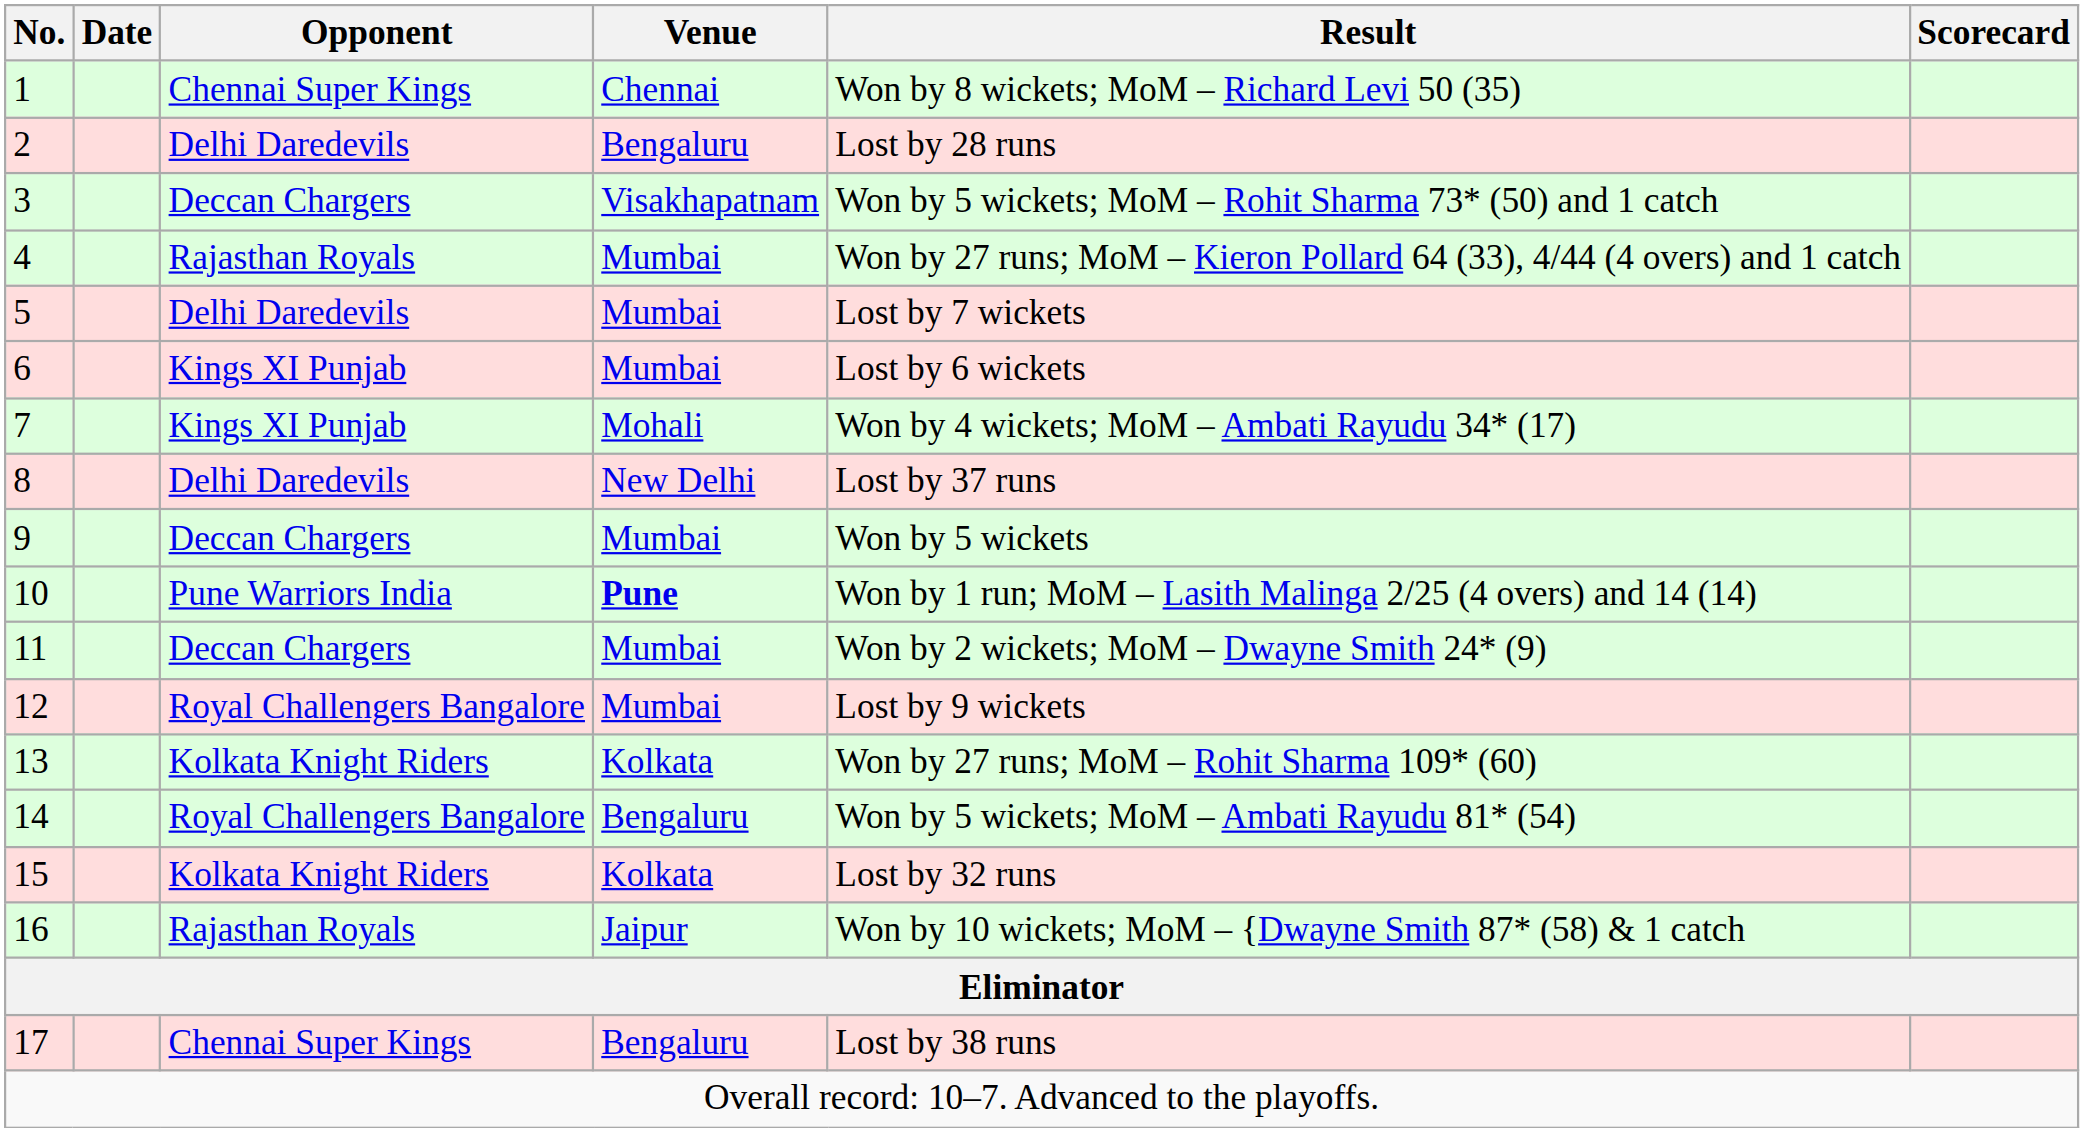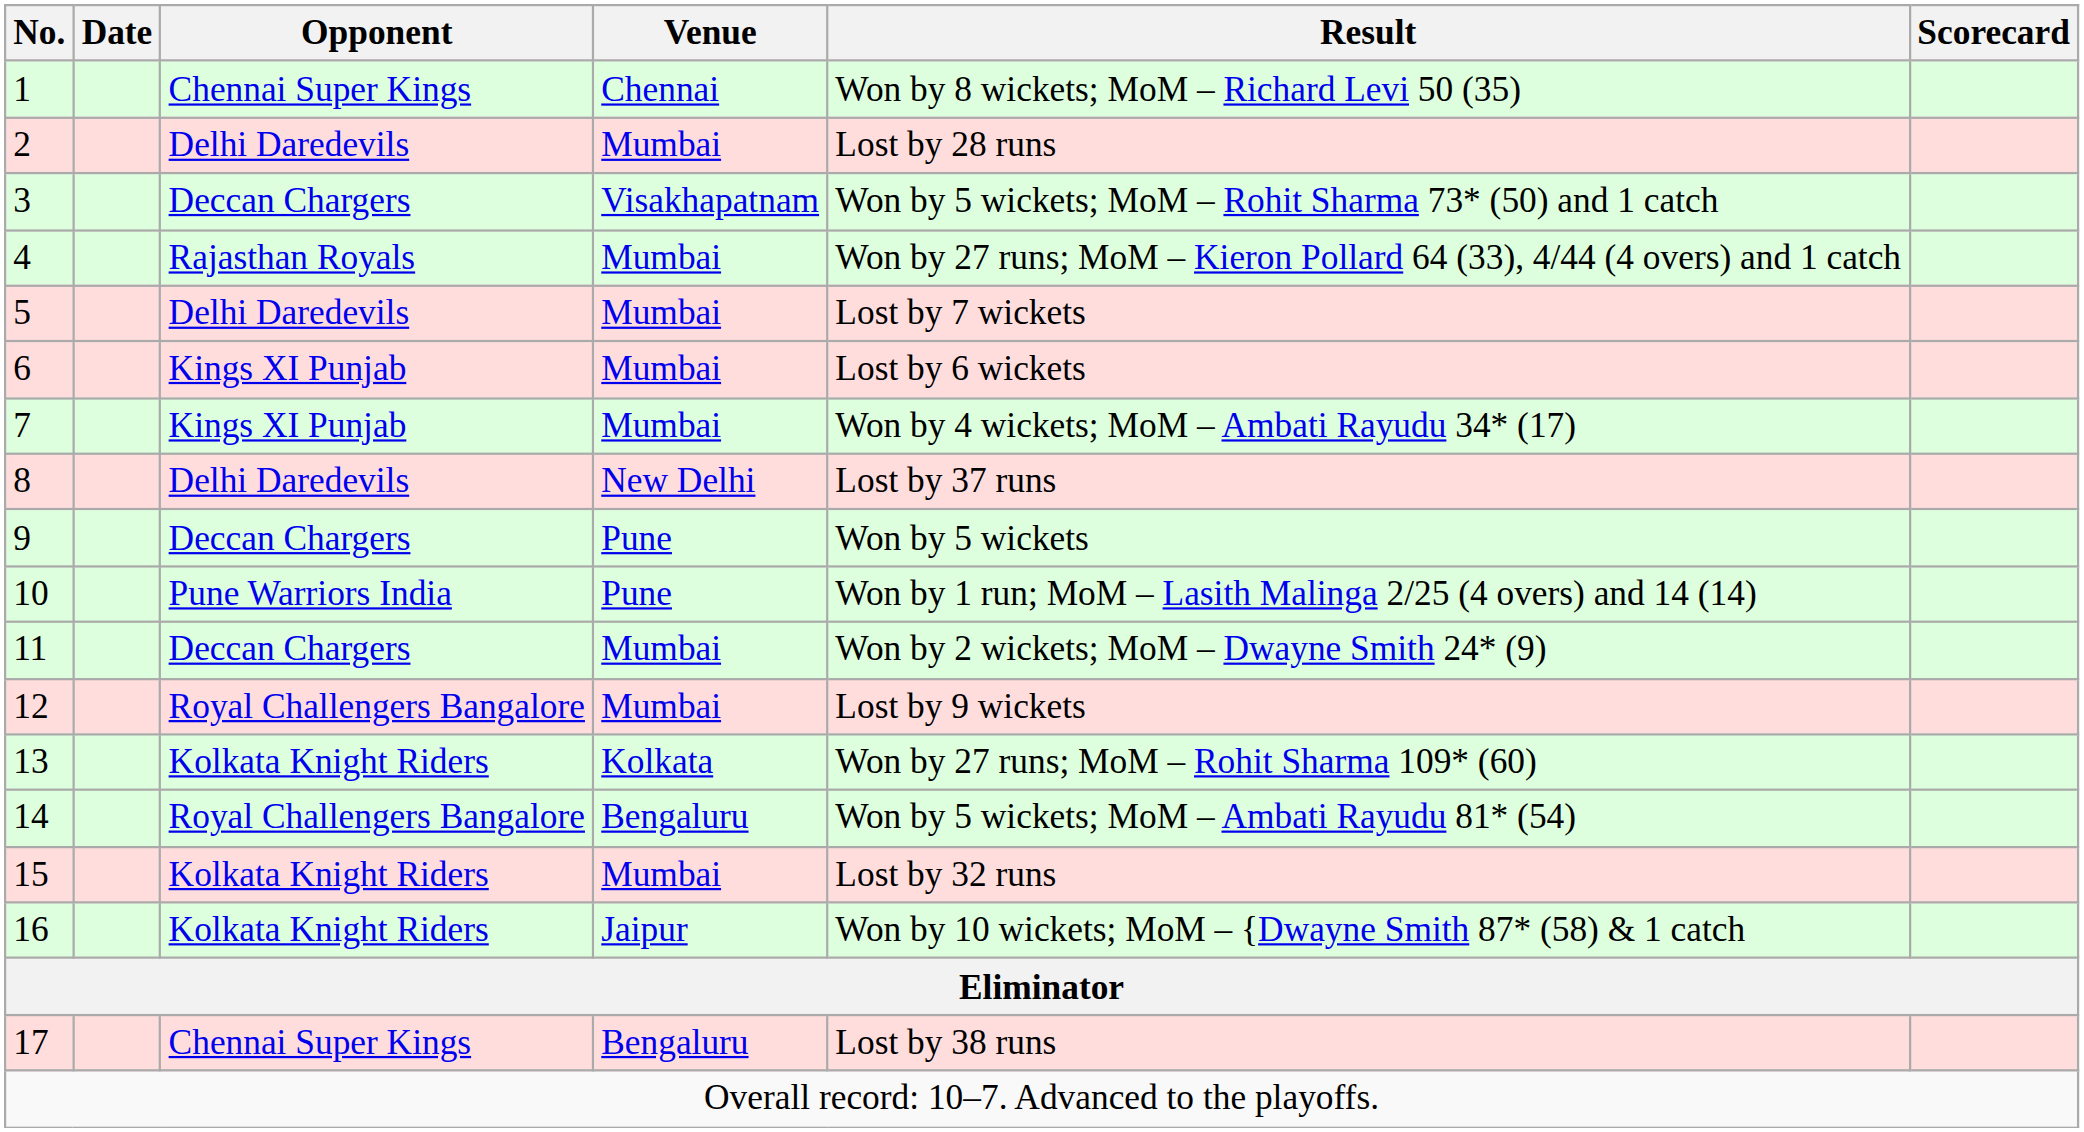(675, 144) Bengaluru -> (661, 144) Mumbai
(652, 425) Mohali -> (661, 425) Mumbai
(661, 537) Mumbai -> (637, 537) Pune
(640, 593) bold -> (637, 593) normal
(657, 873) Kolkata -> (661, 873) Mumbai
(292, 929) Rajasthan Royals -> (329, 929) Kolkata Knight Riders
